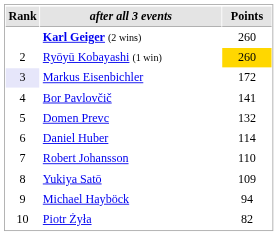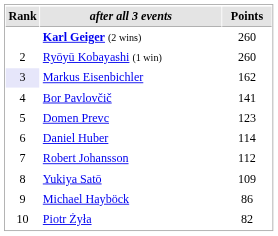(247, 57) gold background -> (247, 57) no background
(247, 77) 172 -> (247, 77) 162
(247, 118) 132 -> (247, 118) 123
(247, 158) 110 -> (247, 158) 112
(247, 199) 94 -> (247, 199) 86
